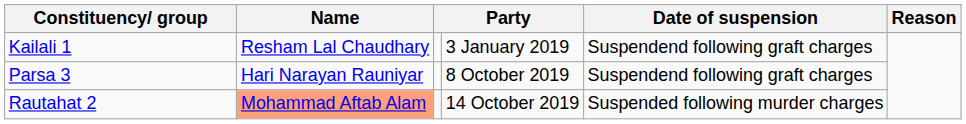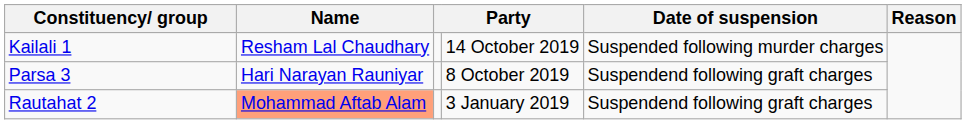(508, 47) 3 January 2019 -> (512, 47) 14 October 2019
(730, 47) Suspendend following graft charges -> (735, 47) Suspended following murder charges
(512, 103) 14 October 2019 -> (508, 103) 3 January 2019
(735, 103) Suspended following murder charges -> (730, 103) Suspendend following graft charges
